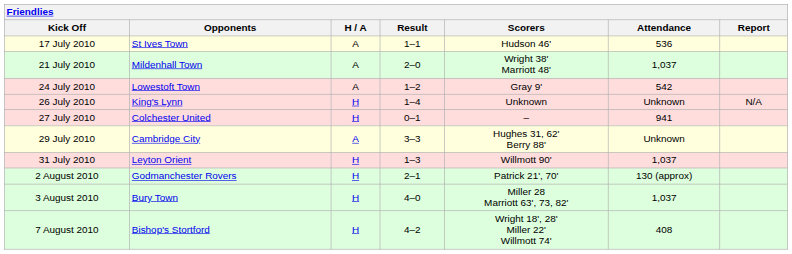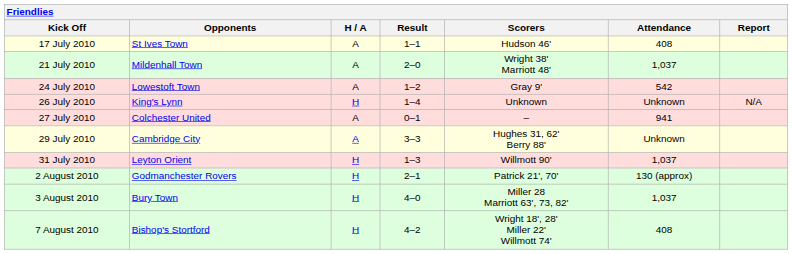(664, 43) 536 -> (664, 43) 408
(356, 117) H -> (356, 117) A
